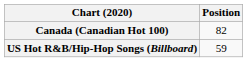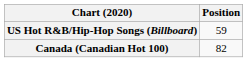rows swapped: (102, 30) <-> (102, 48)
